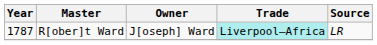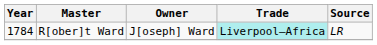(20, 31) 1787 -> (20, 31) 1784
